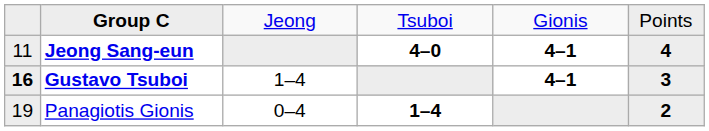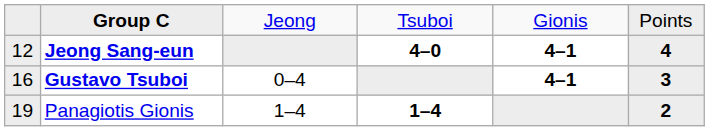(22, 50) 11 -> (22, 50) 12
(22, 81) bold -> (22, 81) normal
(290, 81) 1–4 -> (290, 81) 0–4
(290, 111) 0–4 -> (290, 111) 1–4
